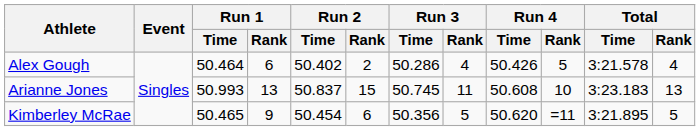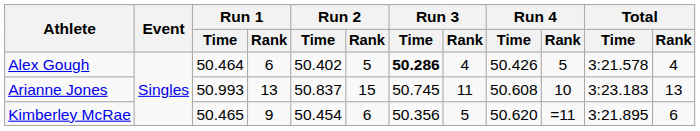(367, 65) 2 -> (367, 65) 5
(416, 65) normal -> (416, 65) bold
(674, 114) 5 -> (674, 114) 6
